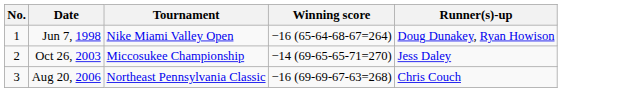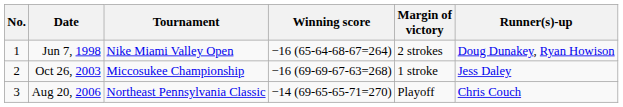+ column: (425, 22)
(332, 56) −14 (69-65-65-71=270) -> (332, 71) −16 (69-69-67-63=268)
(332, 77) −16 (69-69-67-63=268) -> (332, 92) −14 (69-65-65-71=270)
